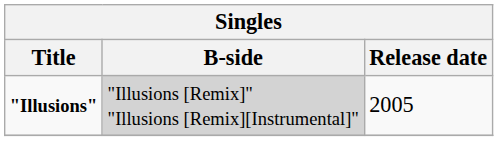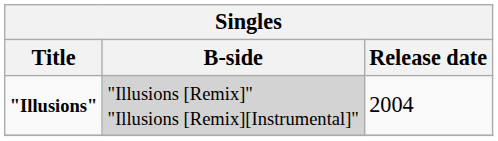(391, 105) 2005 -> (391, 105) 2004
